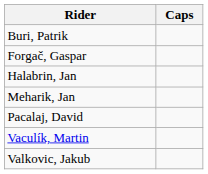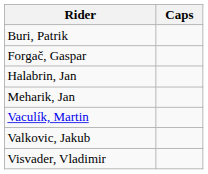- row: (45, 117)
+ row: (57, 158)
